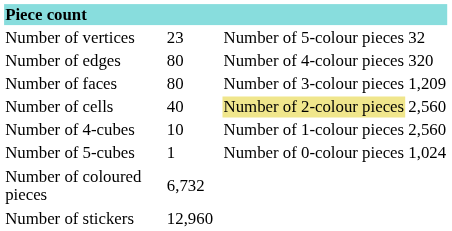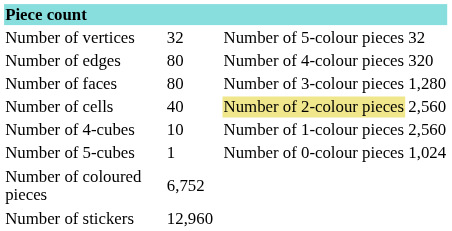(175, 37) 23 -> (175, 37) 32
(427, 83) 1,209 -> (427, 83) 1,280
(186, 185) 6,732 -> (186, 185) 6,752
